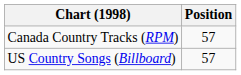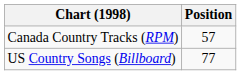(208, 59) 57 -> (208, 59) 77
